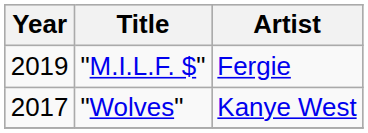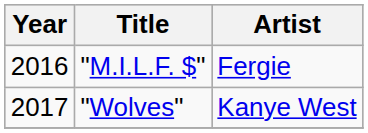(40, 66) 2019 -> (40, 66) 2016
